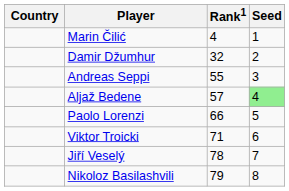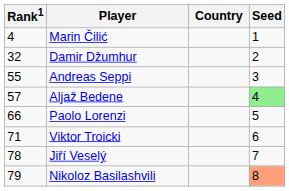columns swapped: (35, 16) <-> (228, 16)
(255, 176) no background -> (255, 176) lightsalmon background
